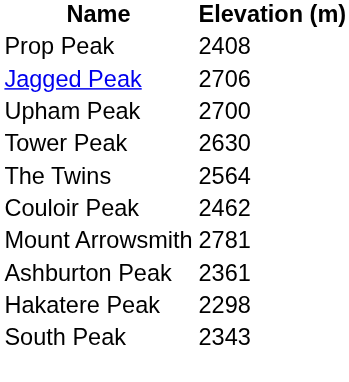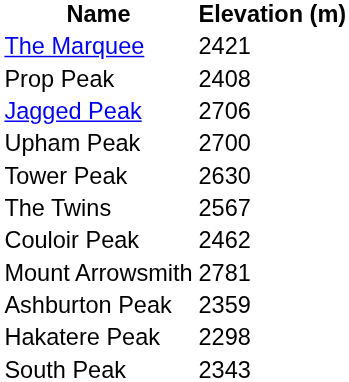+ row: (74, 46)
(225, 176) 2564 -> (225, 208) 2567
(225, 273) 2361 -> (225, 305) 2359
